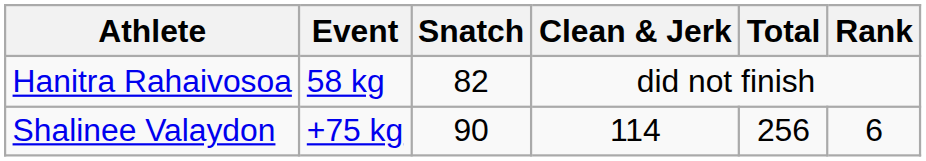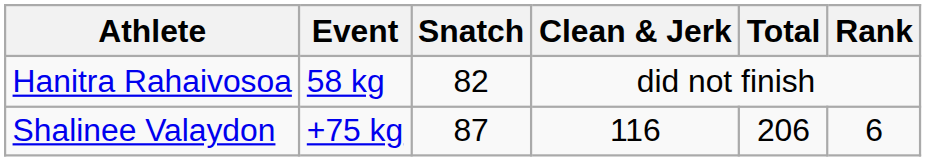(471, 131) 90 -> (471, 131) 87
(635, 131) 114 -> (635, 131) 116
(783, 131) 256 -> (783, 131) 206
